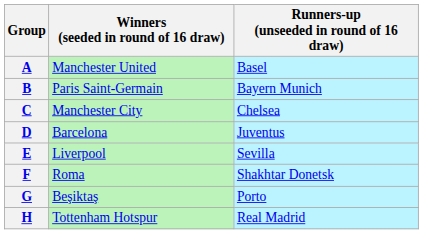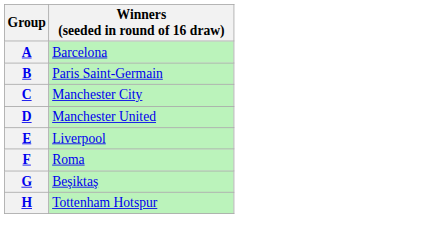- column: (326, 30)
(104, 67) Manchester United -> (80, 52) Barcelona
(80, 132) Barcelona -> (104, 116) Manchester United
